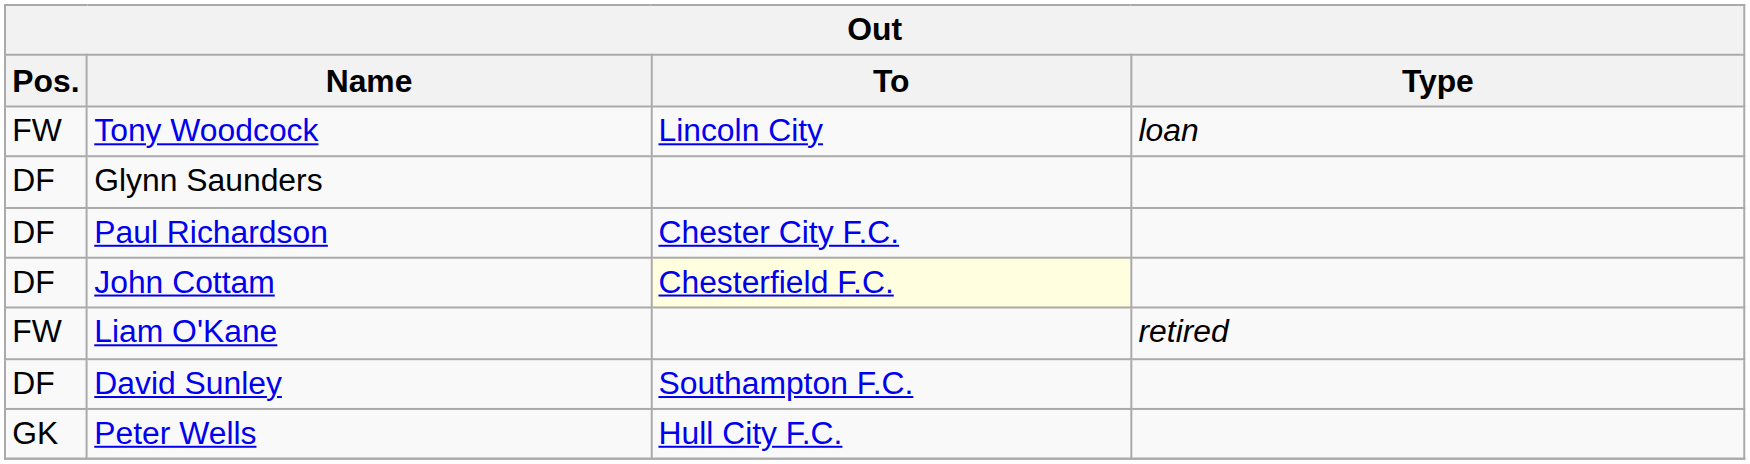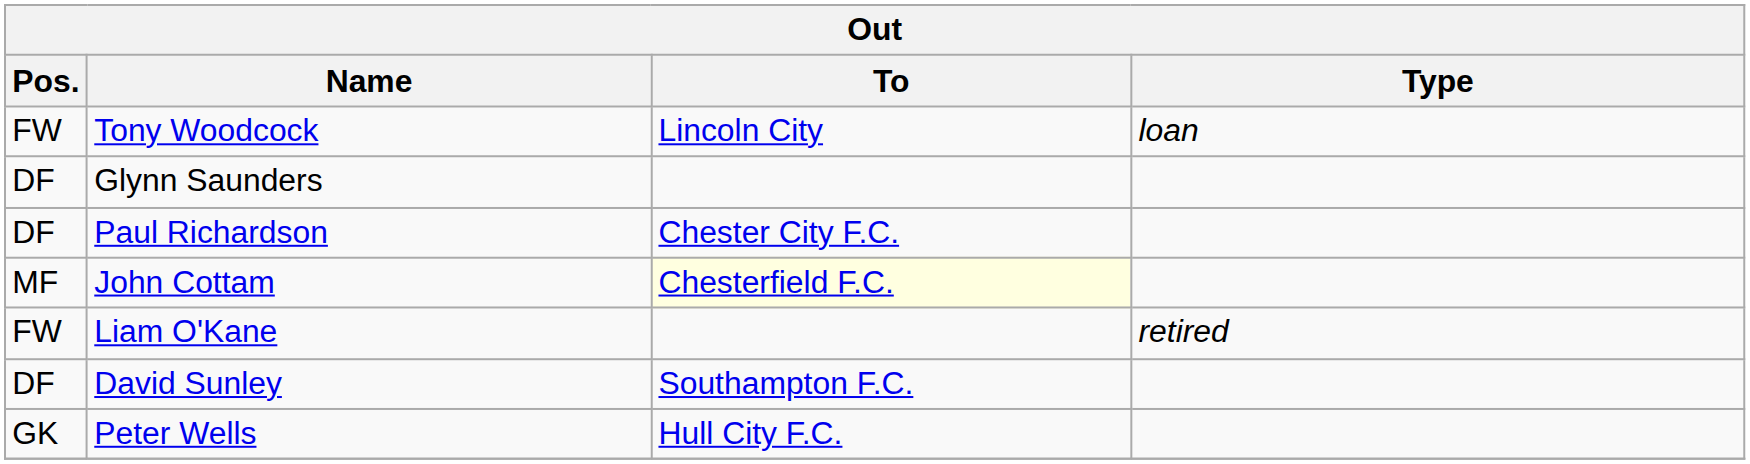(34, 282) DF -> (35, 282) MF
